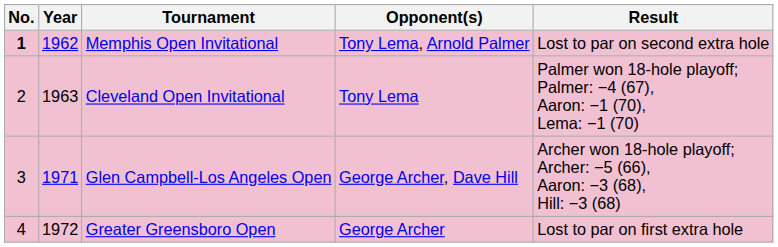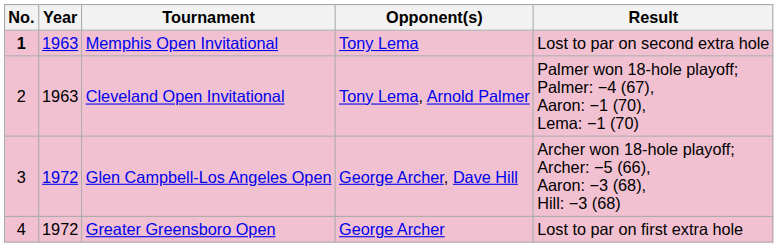(60, 43) 1962 -> (60, 43) 1963
(434, 43) Tony Lema, Arnold Palmer -> (379, 43) Tony Lema
(379, 96) Tony Lema -> (434, 96) Tony Lema, Arnold Palmer
(60, 177) 1971 -> (60, 177) 1972
